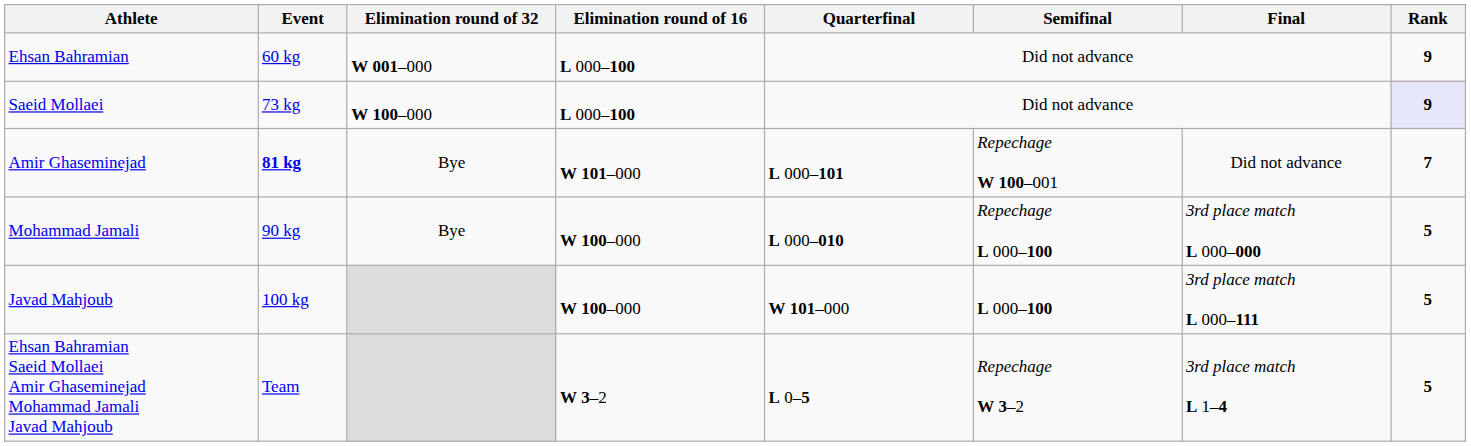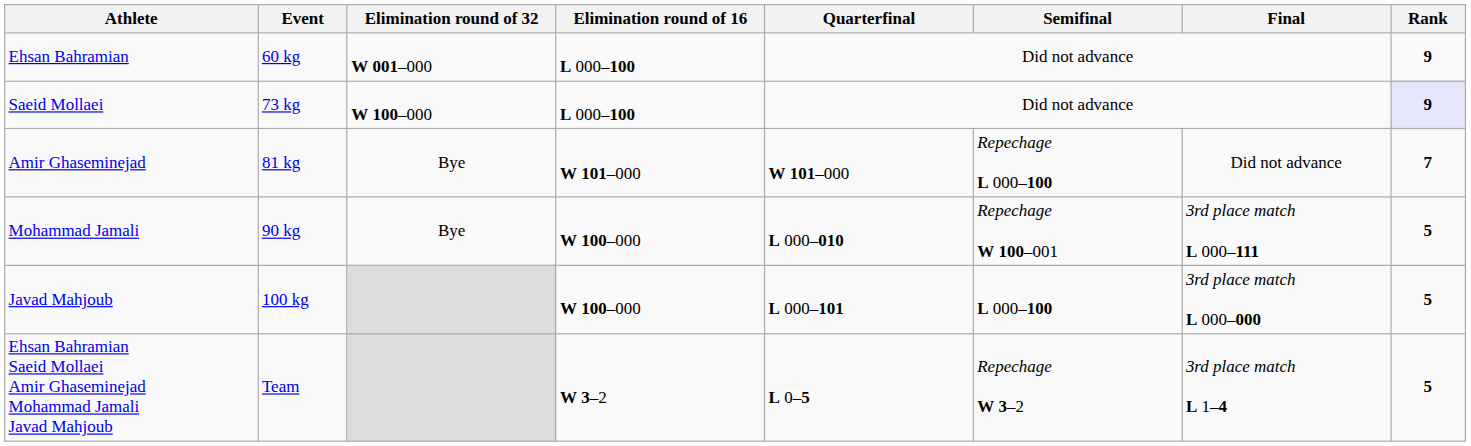(282, 163) bold -> (281, 163) normal
(806, 173) L 000–101 -> (809, 173) W 101–000
(1018, 163) Repechage W 100–001 -> (1015, 163) Repechage L 000–100
(1015, 231) Repechage L 000–100 -> (1018, 231) Repechage W 100–001
(1241, 231) 3rd place match L 000–000 -> (1241, 231) 3rd place match L 000–111
(809, 309) W 101–000 -> (806, 309) L 000–101
(1241, 299) 3rd place match L 000–111 -> (1241, 299) 3rd place match L 000–000
